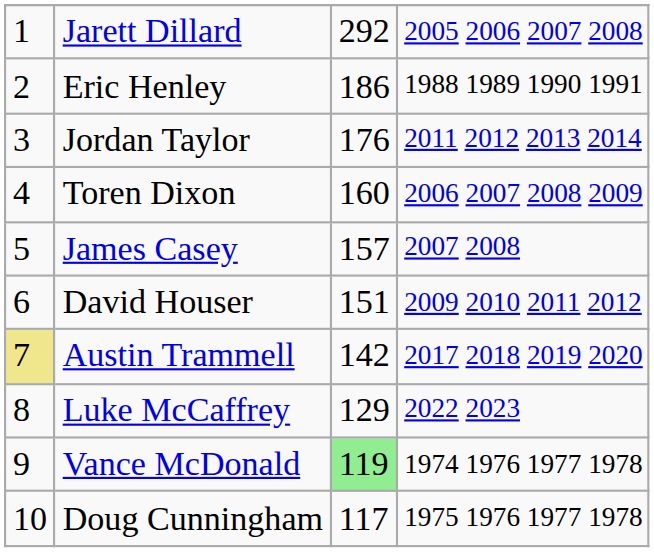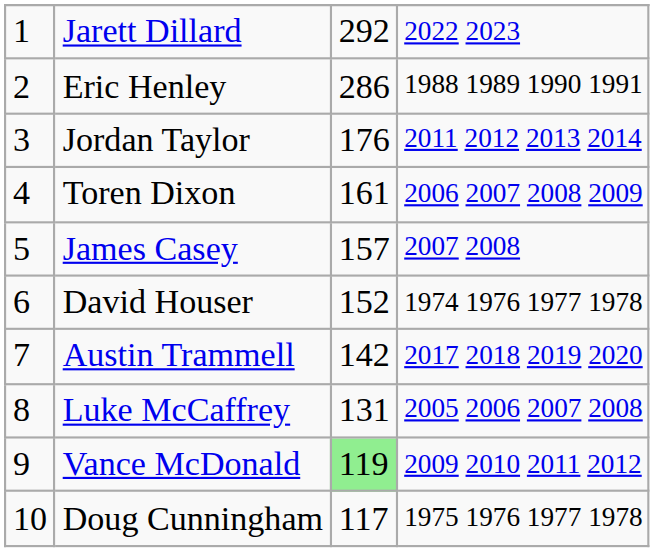(523, 31) 2005 2006 2007 2008 -> (462, 31) 2022 2023
(364, 85) 186 -> (364, 85) 286
(364, 193) 160 -> (364, 193) 161
(364, 301) 151 -> (364, 301) 152
(523, 301) 2009 2010 2011 2012 -> (523, 301) 1974 1976 1977 1978
(21, 355) khaki background -> (21, 355) no background
(364, 409) 129 -> (364, 409) 131
(462, 409) 2022 2023 -> (523, 409) 2005 2006 2007 2008
(523, 463) 1974 1976 1977 1978 -> (523, 463) 2009 2010 2011 2012
